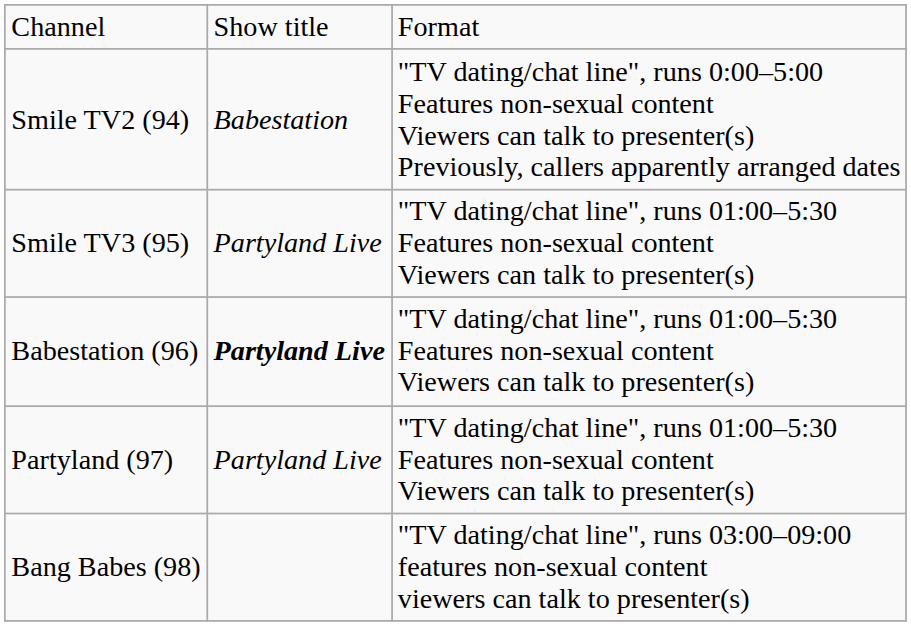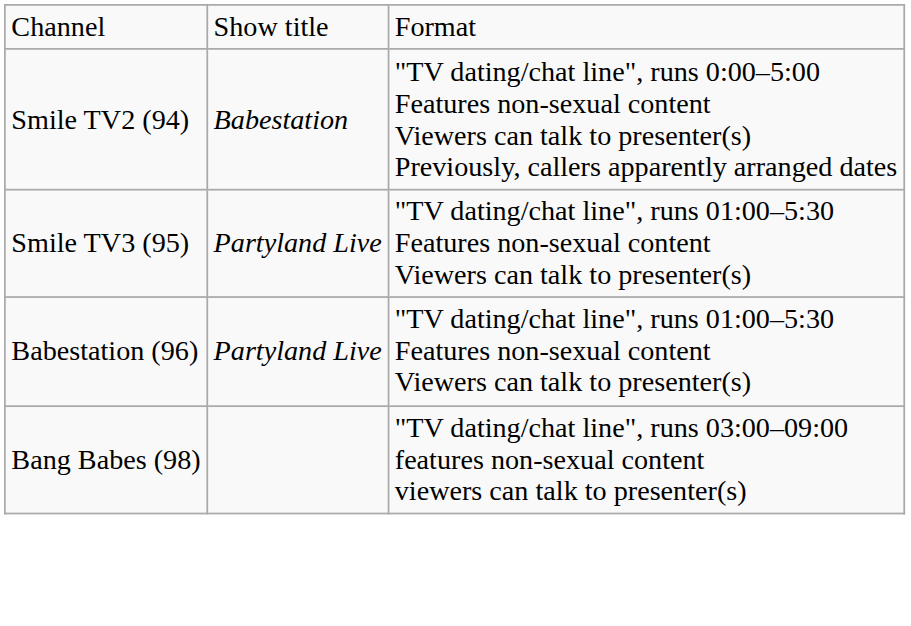(299, 350) bold -> (298, 350) normal
- row: (92, 458)
